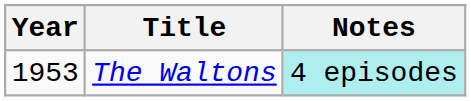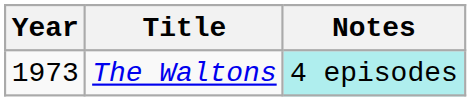(45, 73) 1953 -> (45, 73) 1973
